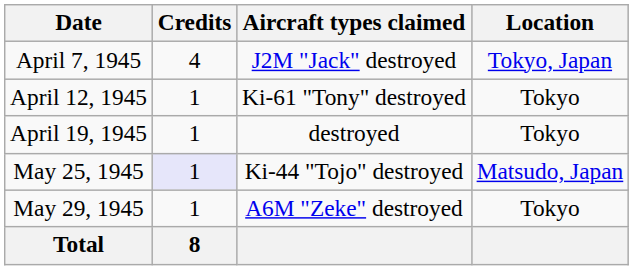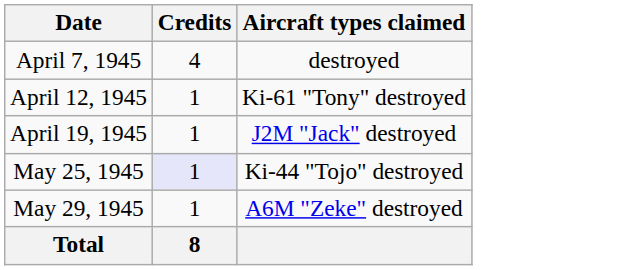- column: (550, 23)
(354, 60) J2M "Jack" destroyed -> (354, 60) destroyed
(354, 134) destroyed -> (354, 134) J2M "Jack" destroyed
